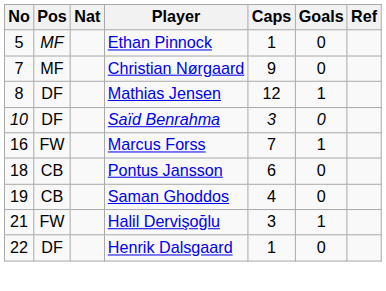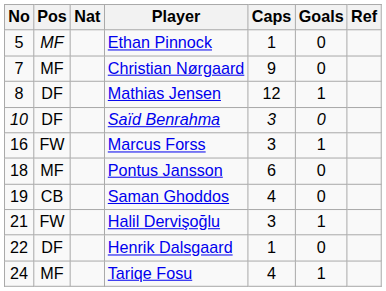(272, 145) 7 -> (272, 145) 3
(52, 171) CB -> (52, 171) MF
+ row: (150, 273)
